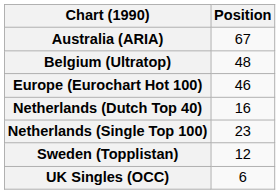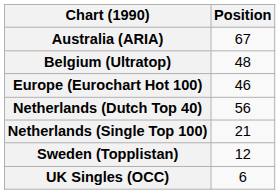(243, 108) 16 -> (243, 108) 56
(243, 131) 23 -> (243, 131) 21
